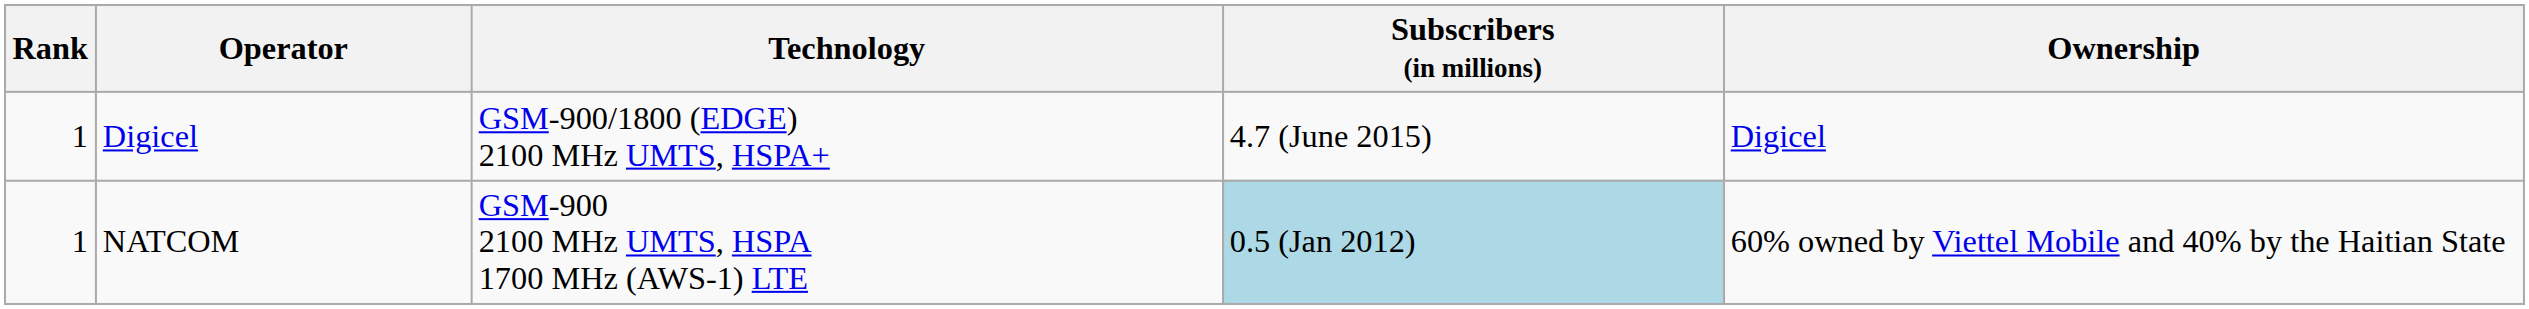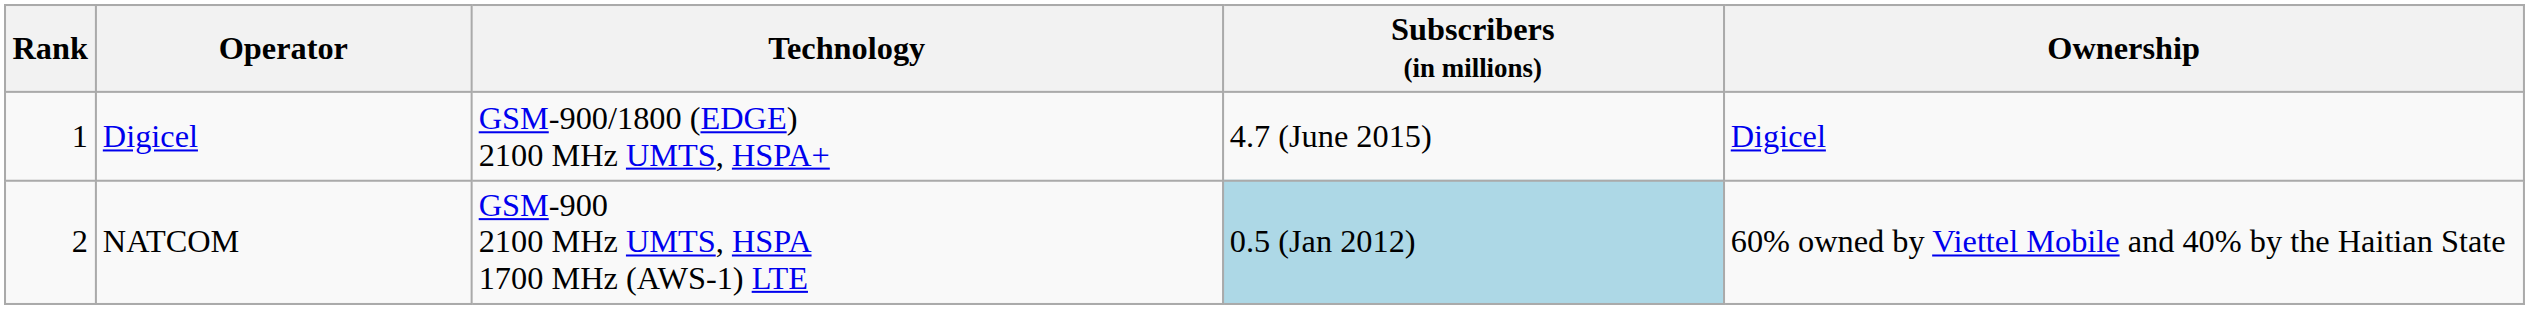(80, 241) 1 -> (80, 241) 2
